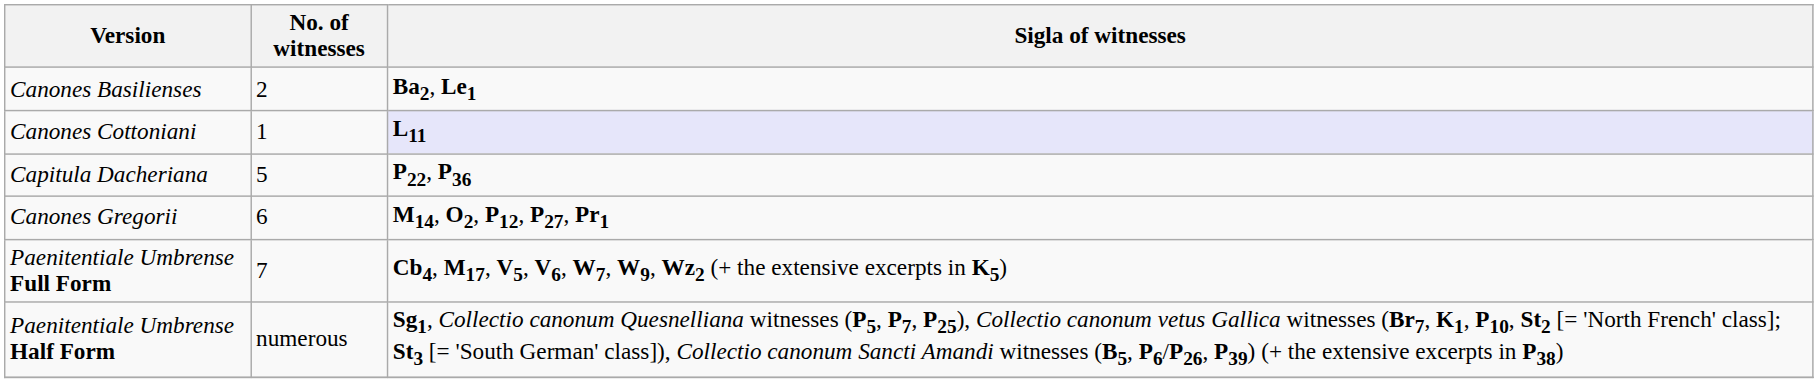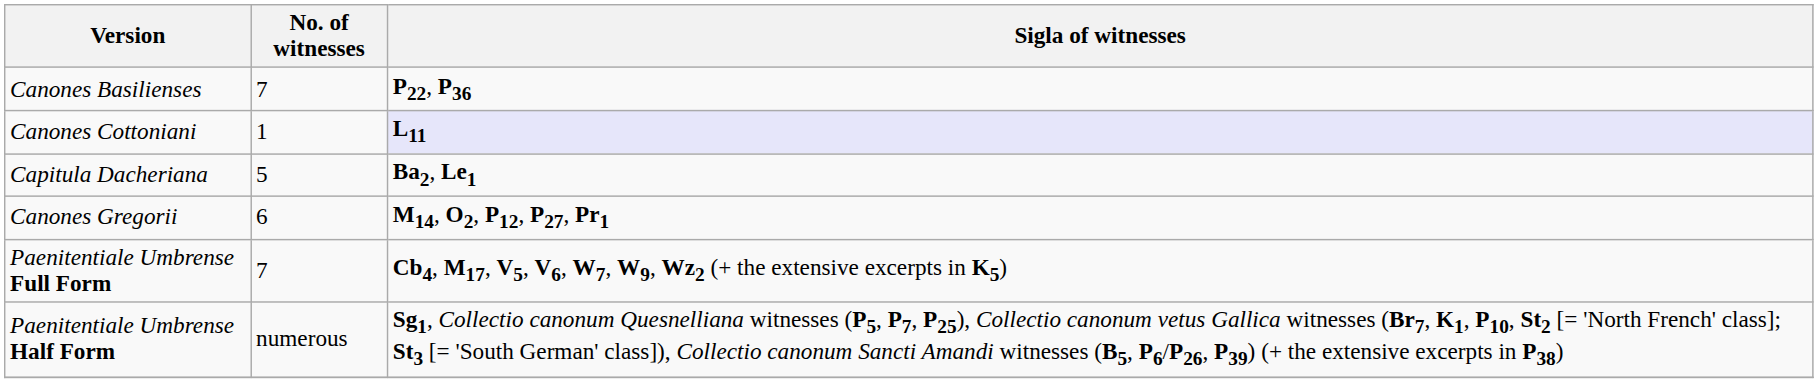(262, 88) 2 -> (262, 88) 7
(435, 88) Ba2, Le1 -> (432, 88) P22, P36
(432, 174) P22, P36 -> (435, 174) Ba2, Le1
